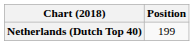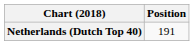(167, 31) 199 -> (167, 31) 191
